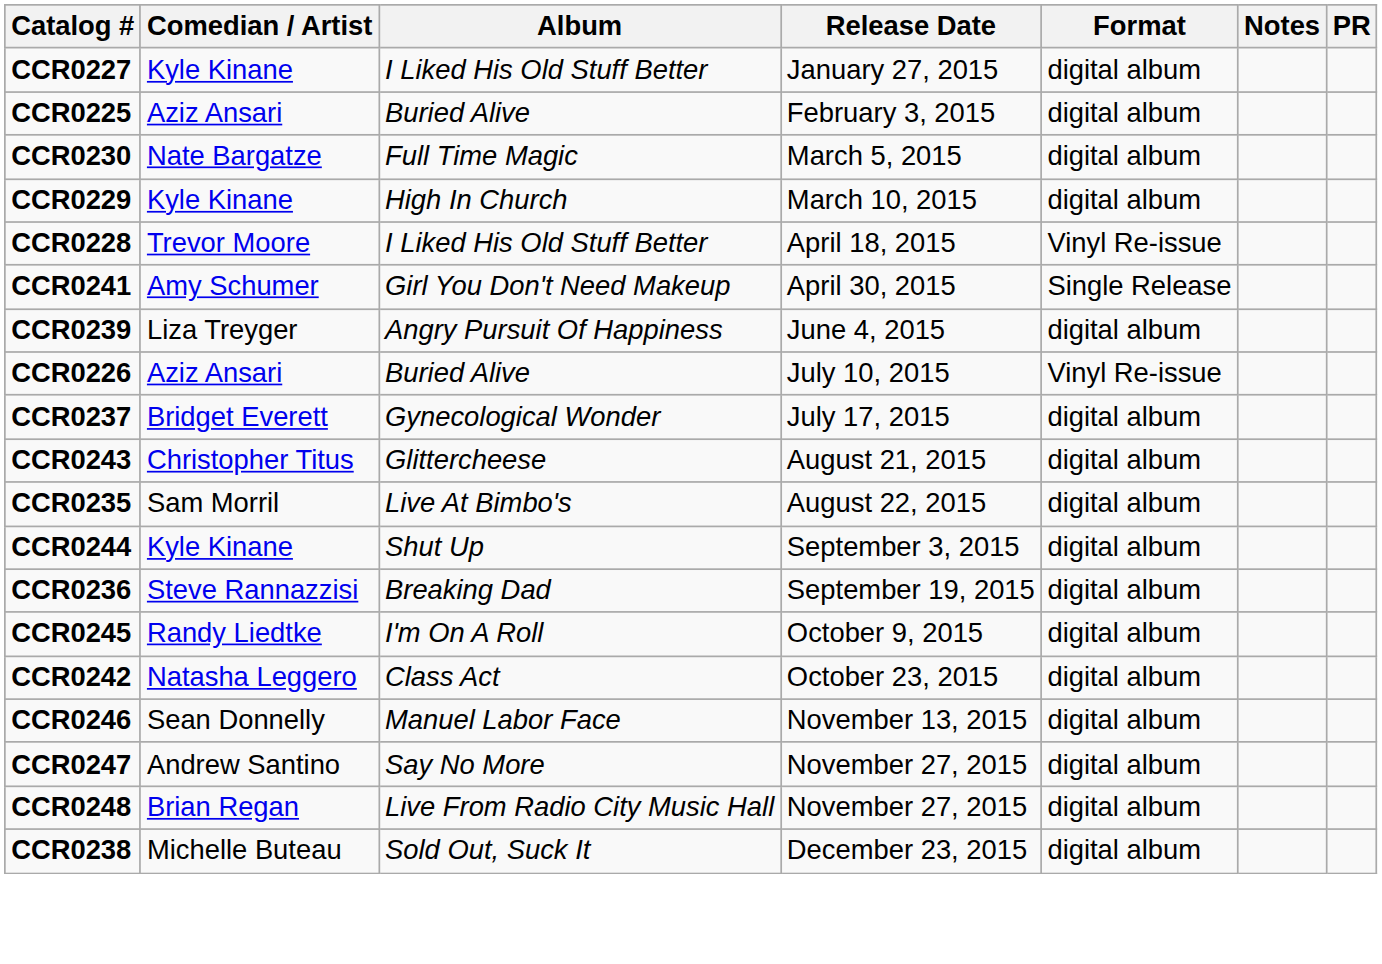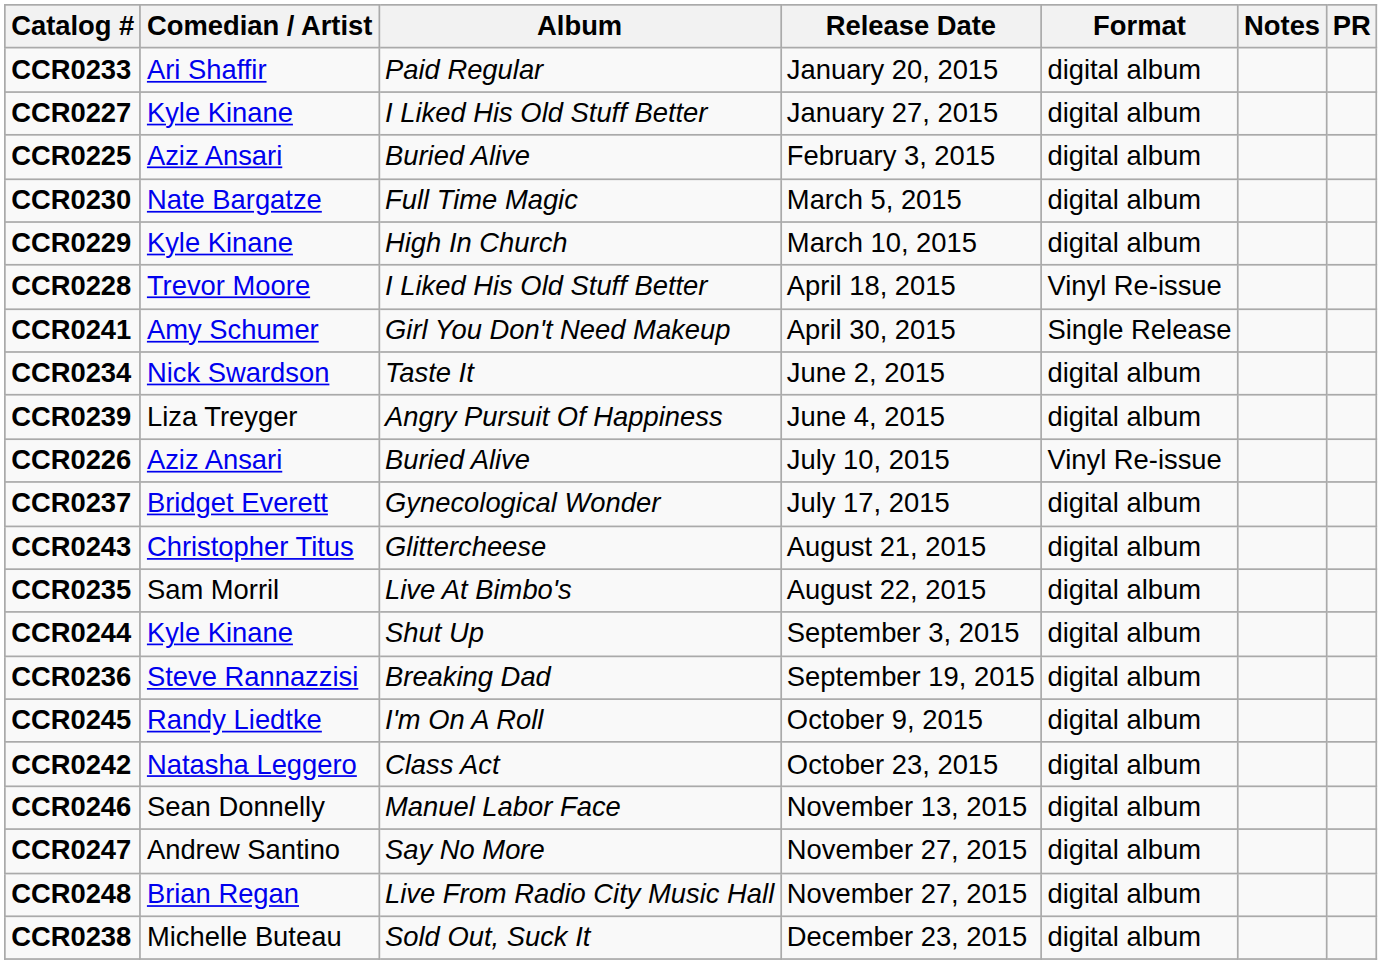+ row: (71, 69)
+ row: (71, 373)
